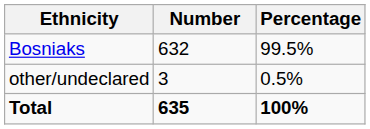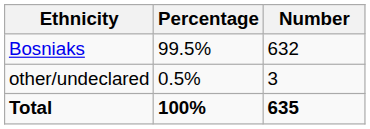columns swapped: (205, 19) <-> (311, 19)
